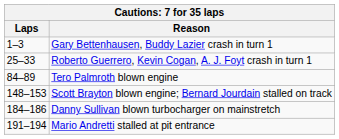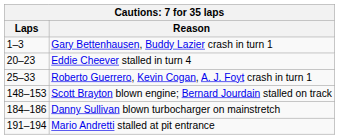+ row: (121, 61)
- row: (115, 77)
